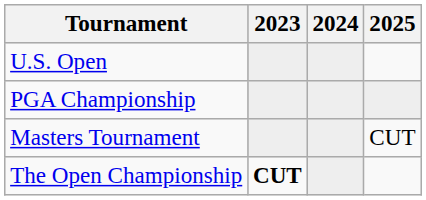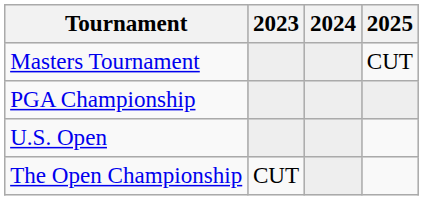rows swapped: (105, 138) <-> (59, 61)
(277, 176) bold -> (276, 176) normal
